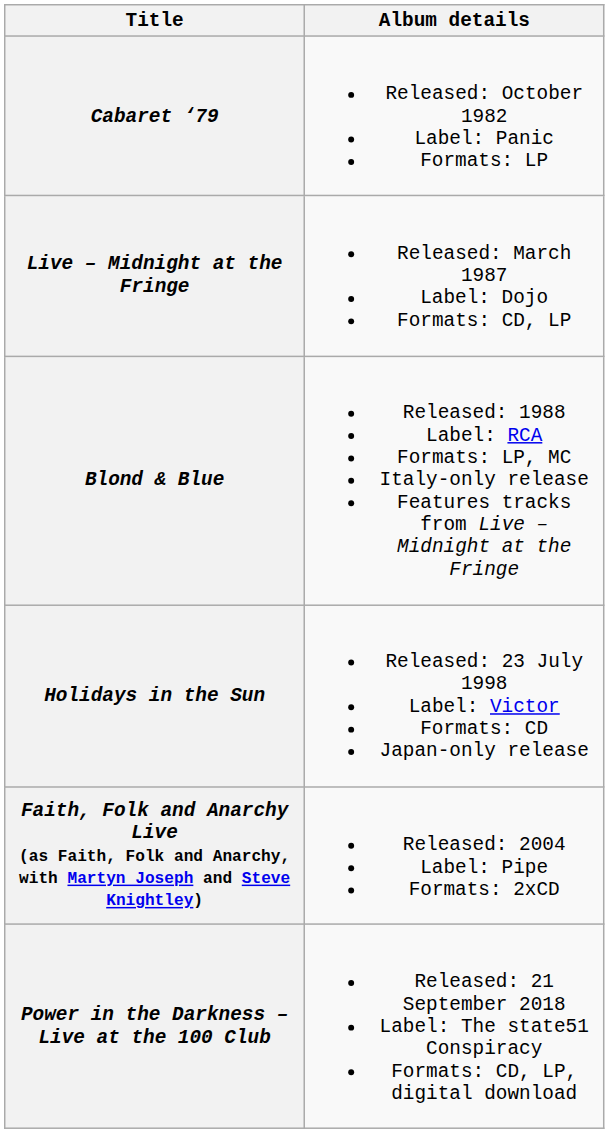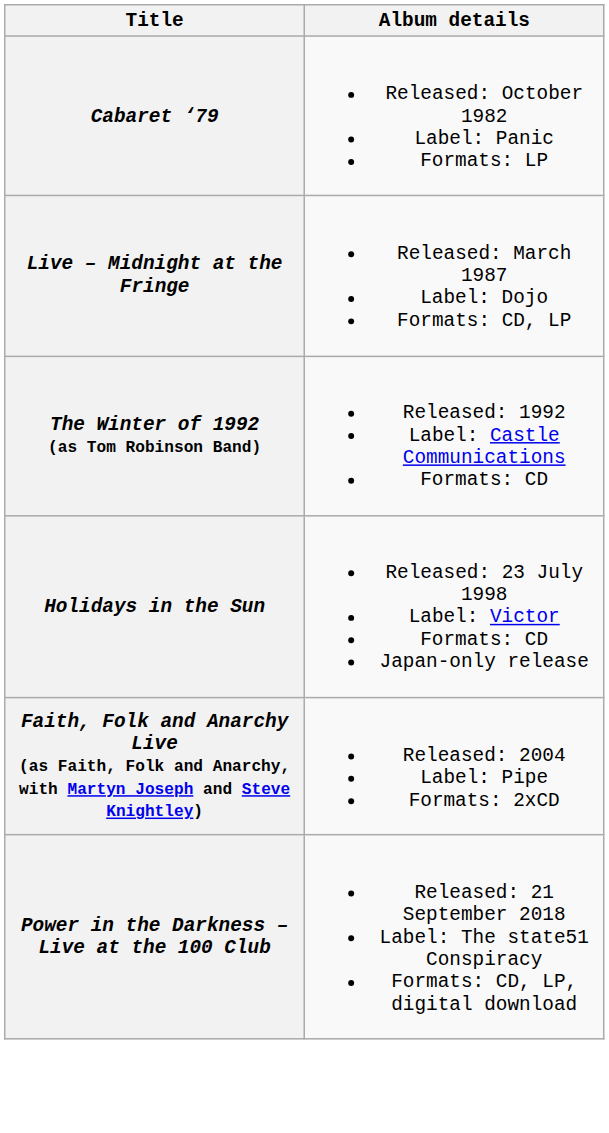- row: (155, 480)
+ row: (155, 435)
